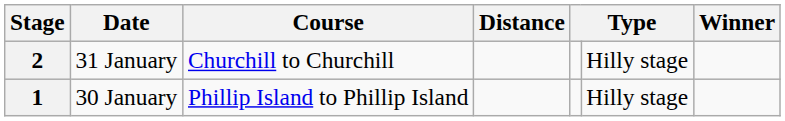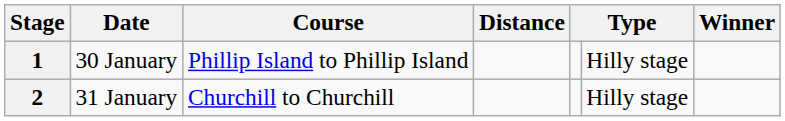rows swapped: (37, 97) <-> (37, 60)
